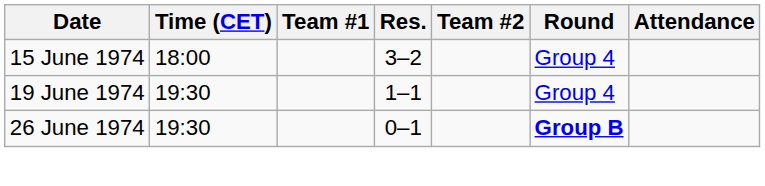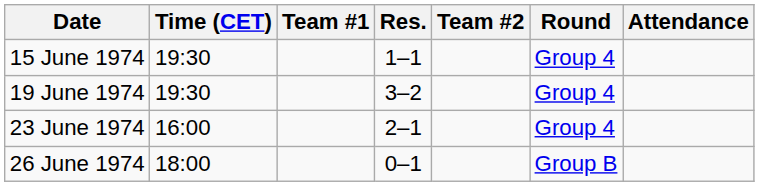(183, 57) 18:00 -> (183, 57) 19:30
(403, 57) 3–2 -> (403, 57) 1–1
(403, 92) 1–1 -> (403, 92) 3–2
+ row: (77, 127)
(183, 127) 19:30 -> (183, 163) 18:00
(579, 127) bold -> (576, 163) normal
